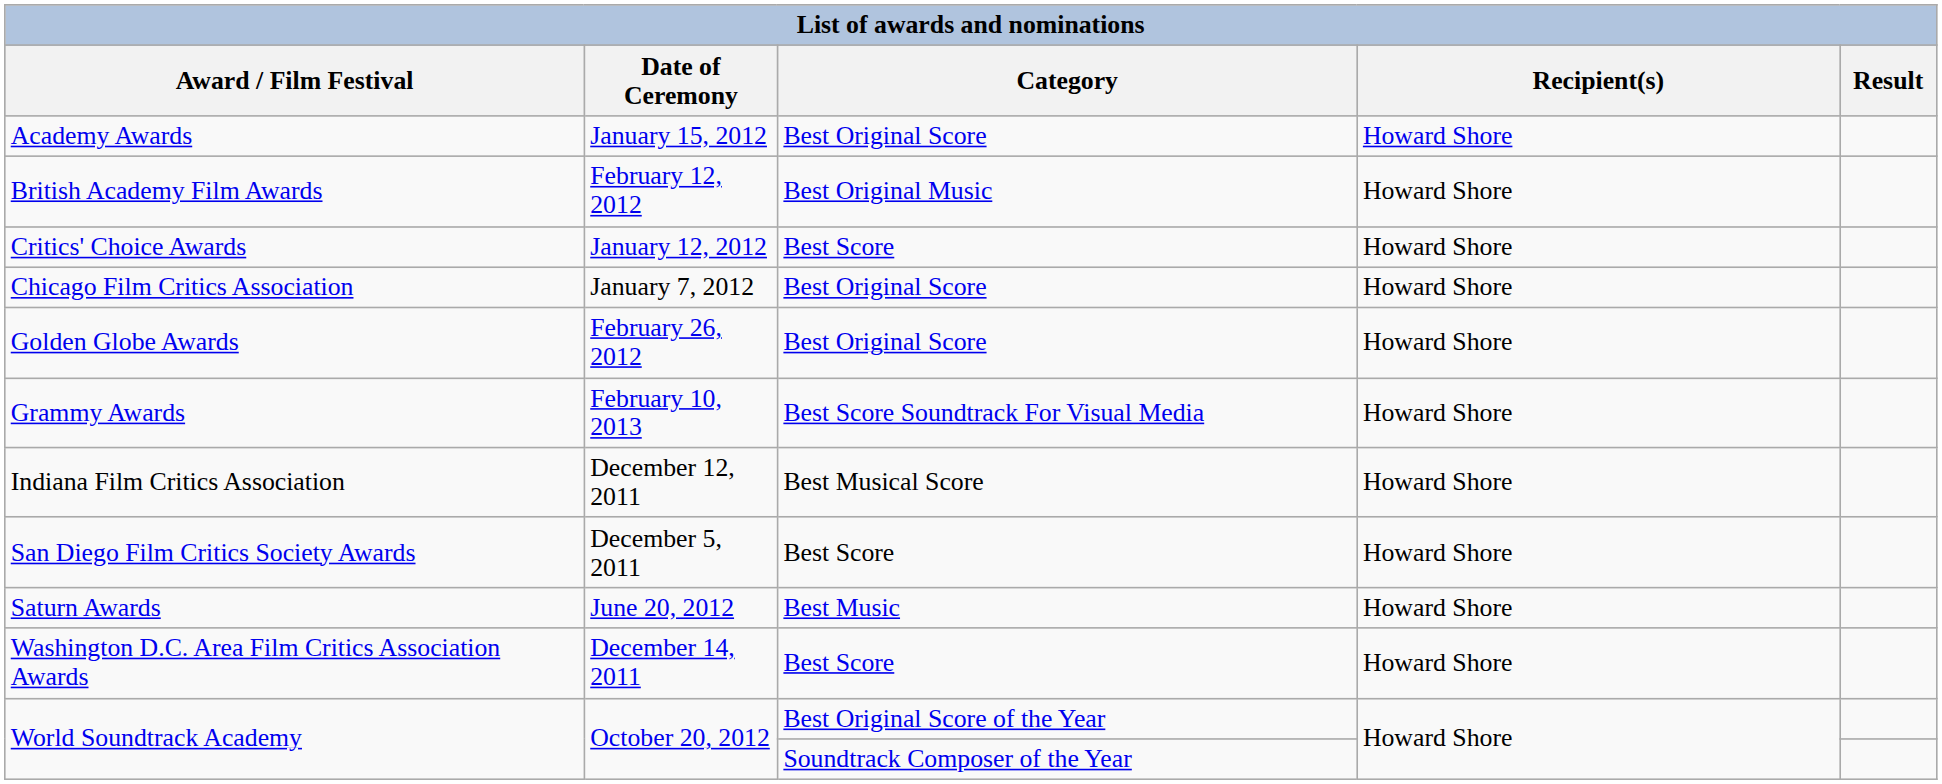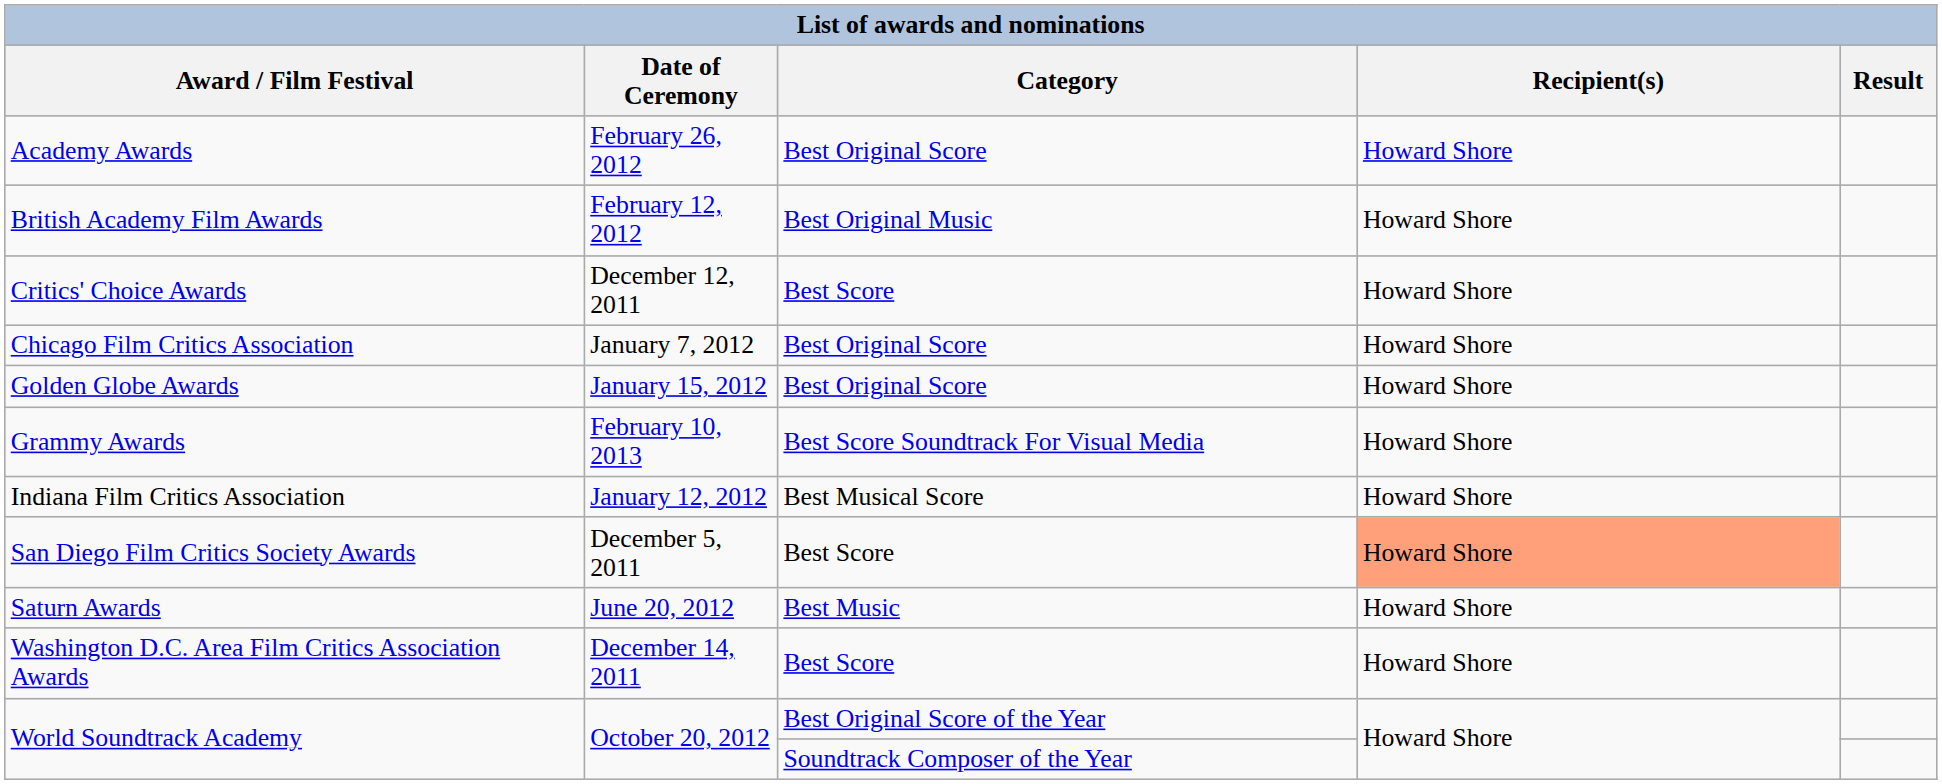(679, 135) January 15, 2012 -> (656, 150) February 26, 2012
(679, 246) January 12, 2012 -> (662, 289) December 12, 2011
(656, 342) February 26, 2012 -> (679, 385) January 15, 2012
(662, 482) December 12, 2011 -> (679, 496) January 12, 2012
(1438, 552) no background -> (1438, 552) lightsalmon background
